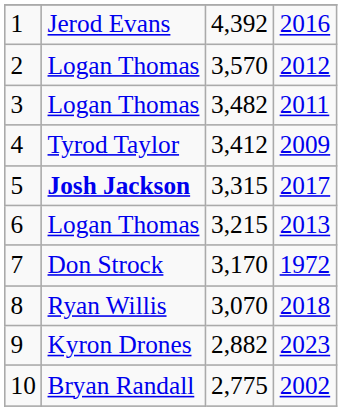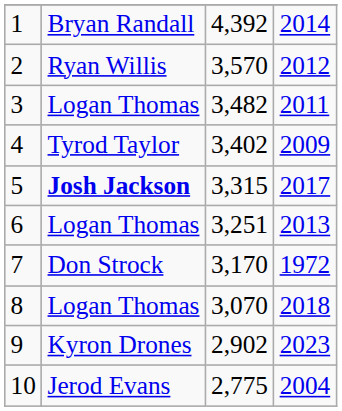(109, 24) Jerod Evans -> (121, 24) Bryan Randall
(305, 24) 2016 -> (305, 24) 2014
(123, 64) Logan Thomas -> (107, 64) Ryan Willis
(240, 144) 3,412 -> (240, 144) 3,402
(240, 225) 3,215 -> (240, 225) 3,251
(107, 305) Ryan Willis -> (123, 305) Logan Thomas
(240, 345) 2,882 -> (240, 345) 2,902
(121, 385) Bryan Randall -> (109, 385) Jerod Evans
(305, 385) 2002 -> (305, 385) 2004
